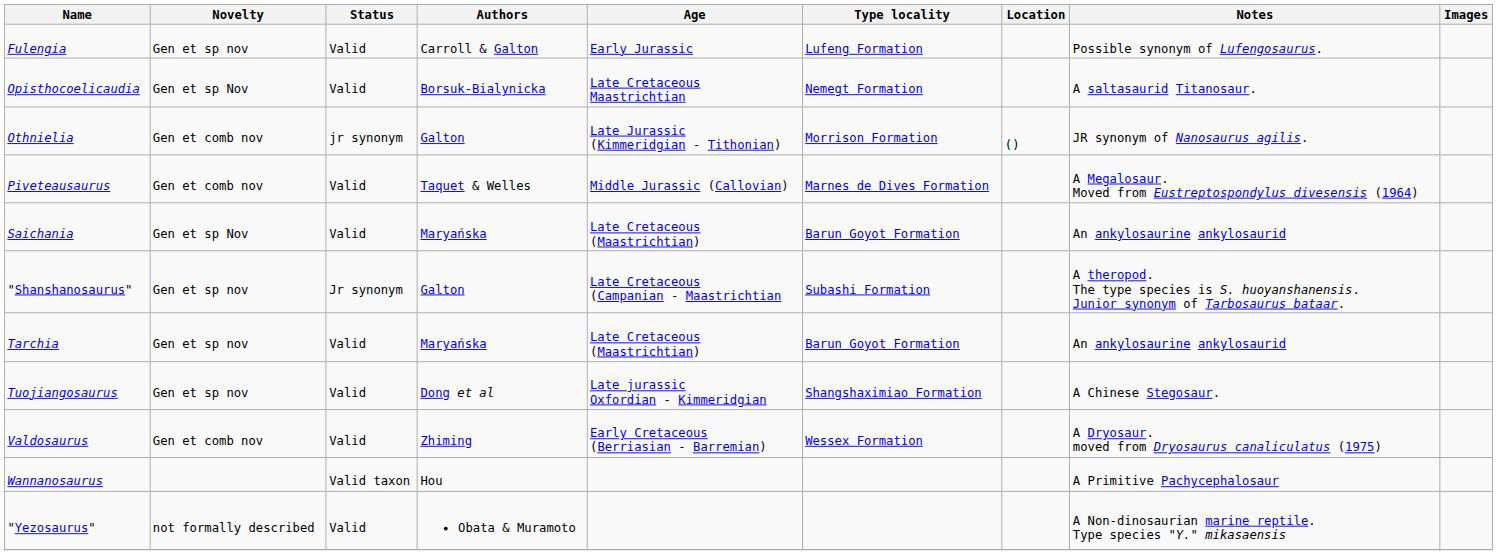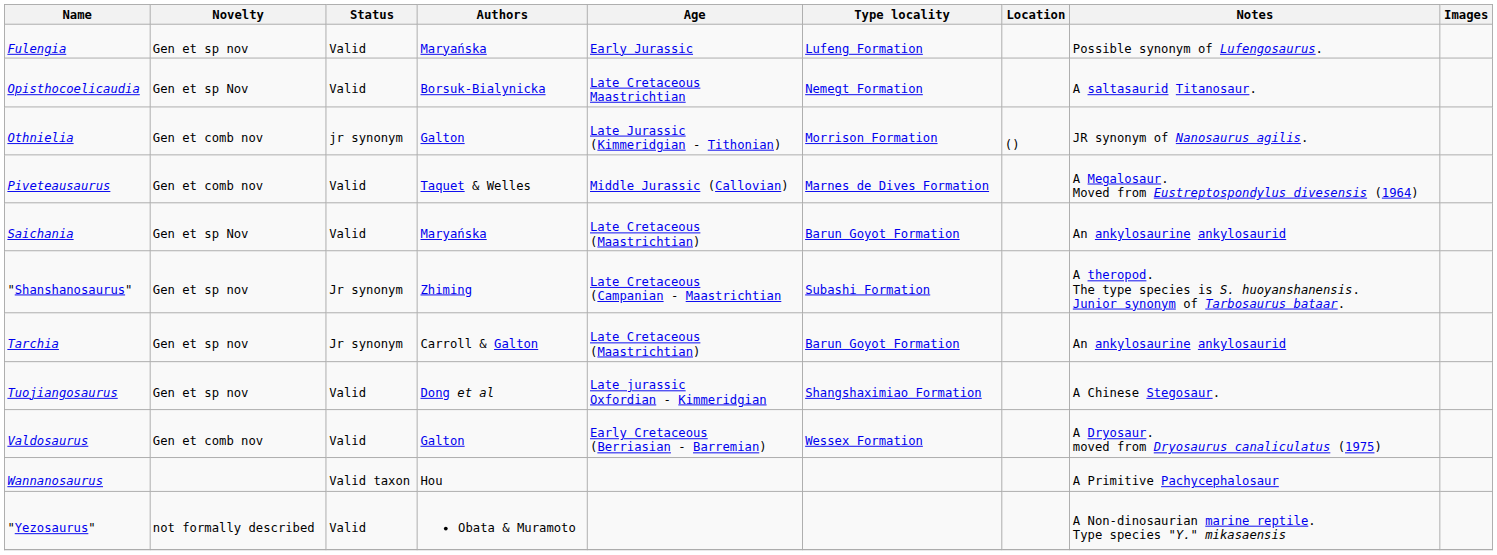(479, 48) Carroll & Galton -> (454, 48) Maryańska
(443, 289) Galton -> (446, 289) Zhiming
(348, 344) Valid -> (366, 344) Jr synonym
(454, 344) Maryańska -> (479, 344) Carroll & Galton
(446, 440) Zhiming -> (443, 440) Galton
